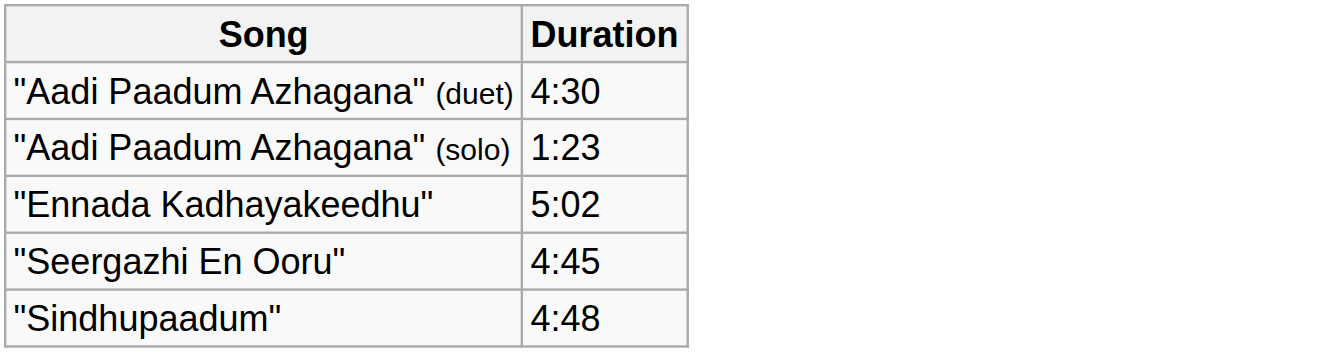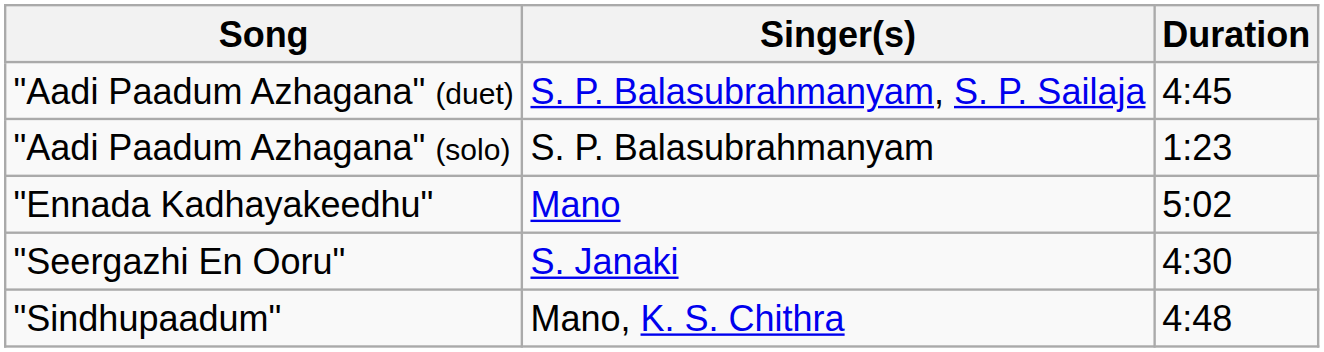+ column: (838, 34)
(566, 91) 4:30 -> (1197, 91) 4:45
(566, 262) 4:45 -> (1197, 262) 4:30
